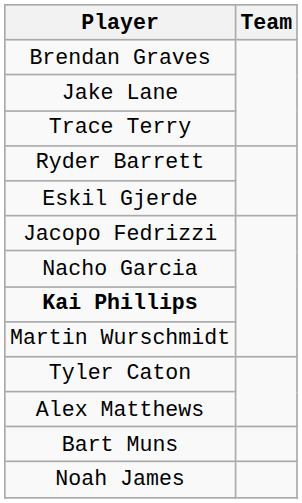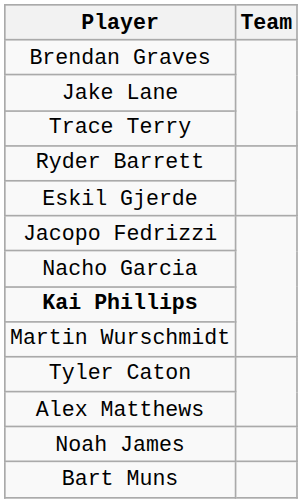rows swapped: (120, 444) <-> (120, 480)
